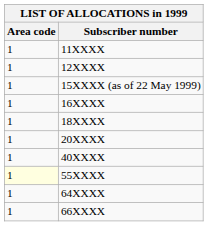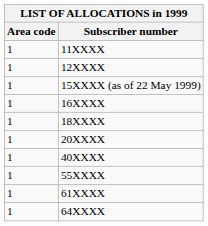(10, 175) lightyellow background -> (10, 175) no background
+ row: (83, 193)
- row: (83, 211)
